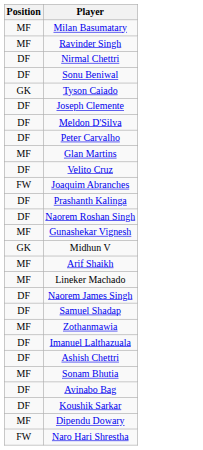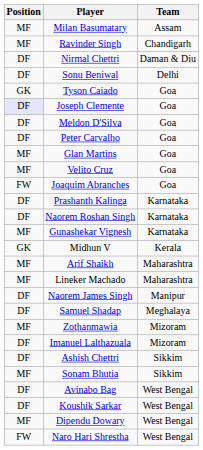+ column: (168, 12)
(24, 106) no background -> (24, 106) lavender background
(24, 169) DF -> (24, 169) MF
